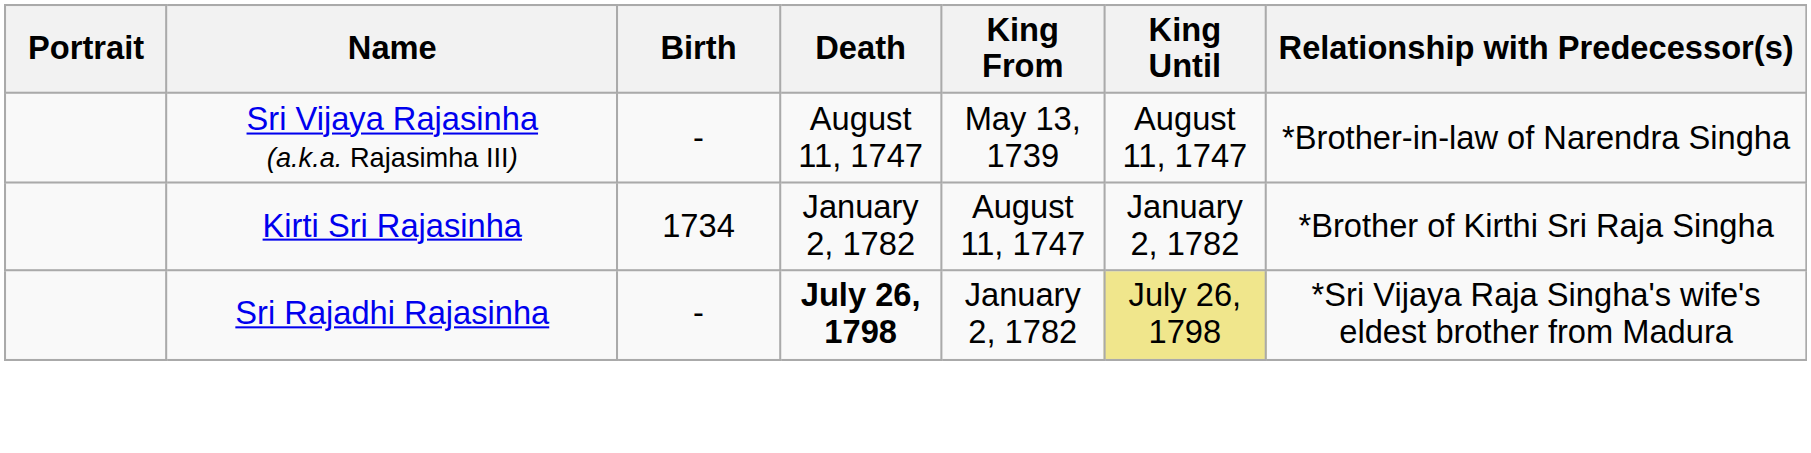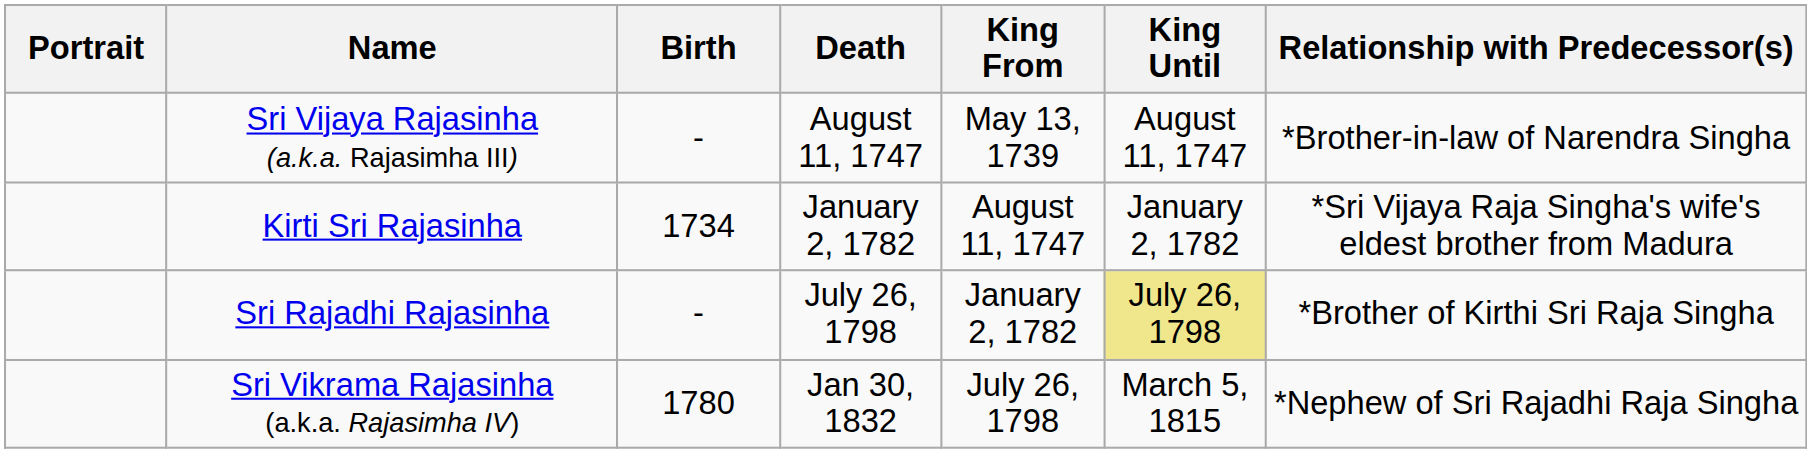(1536, 225) *Brother of Kirthi Sri Raja Singha -> (1536, 225) *Sri Vijaya Raja Singha's wife's eldest brother from Madura
(861, 314) bold -> (861, 314) normal
(1536, 314) *Sri Vijaya Raja Singha's wife's eldest brother from Madura -> (1536, 314) *Brother of Kirthi Sri Raja Singha
+ row: (392, 402)
